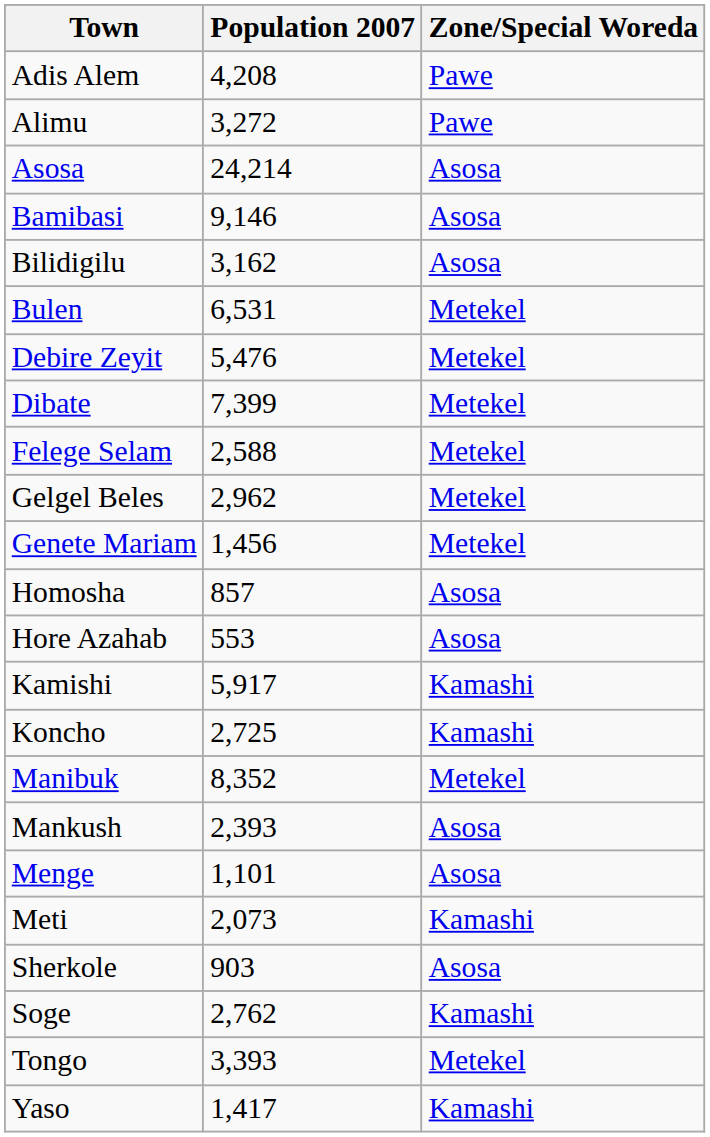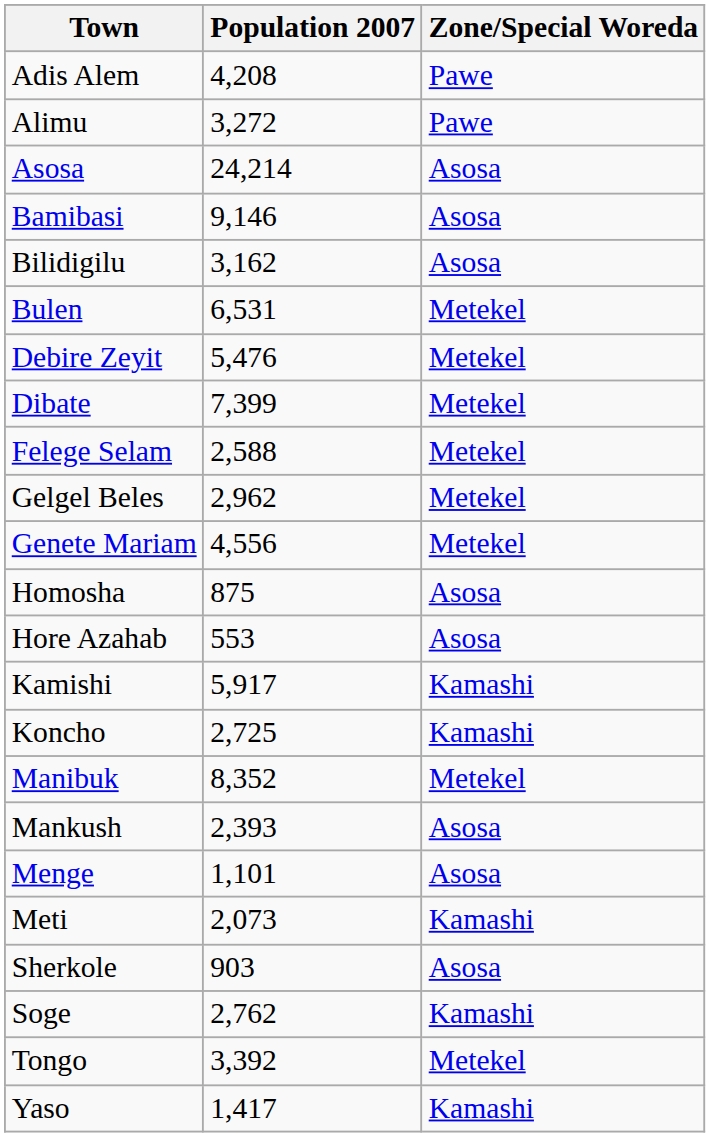(244, 544) 1,456 -> (244, 544) 4,556
(233, 591) 857 -> (233, 591) 875
(244, 1060) 3,393 -> (244, 1060) 3,392
